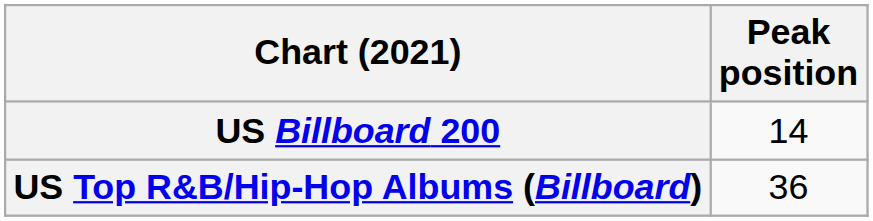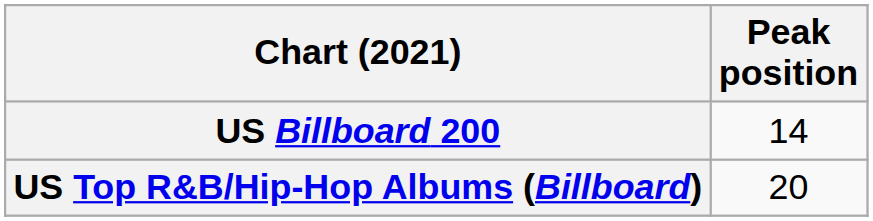(788, 186) 36 -> (788, 186) 20
